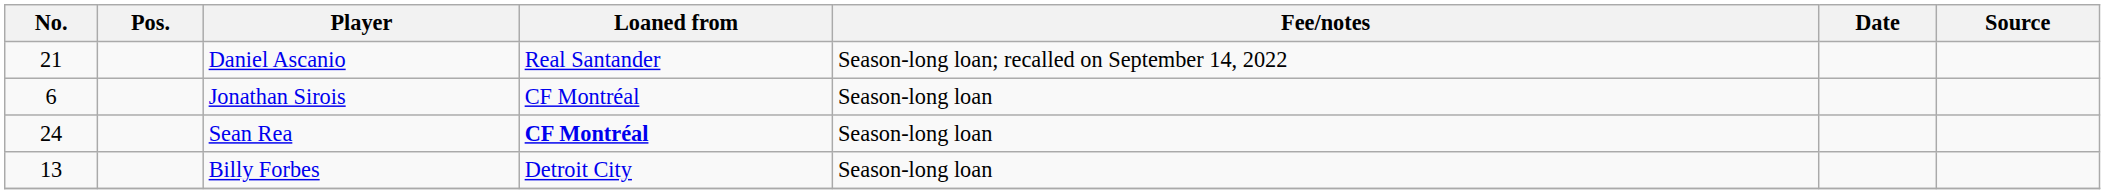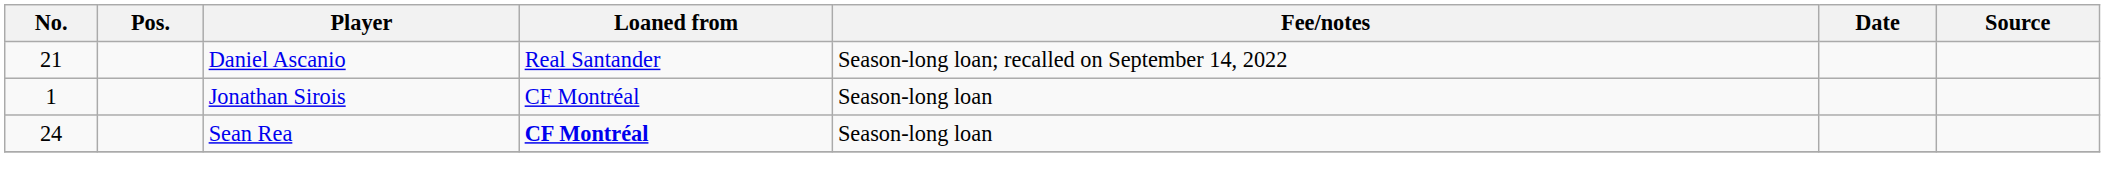(51, 96) 6 -> (51, 96) 1
- row: (264, 170)
